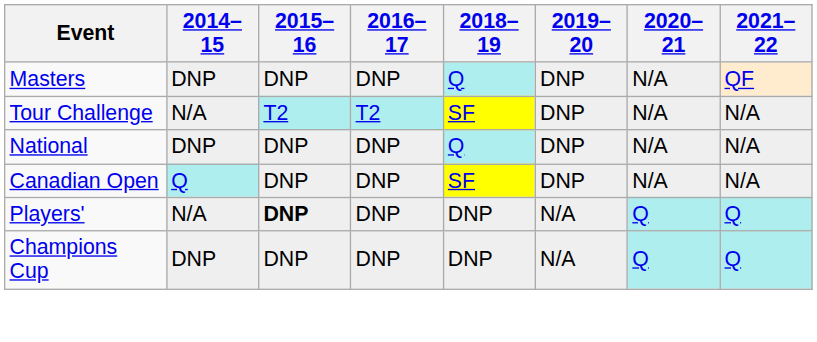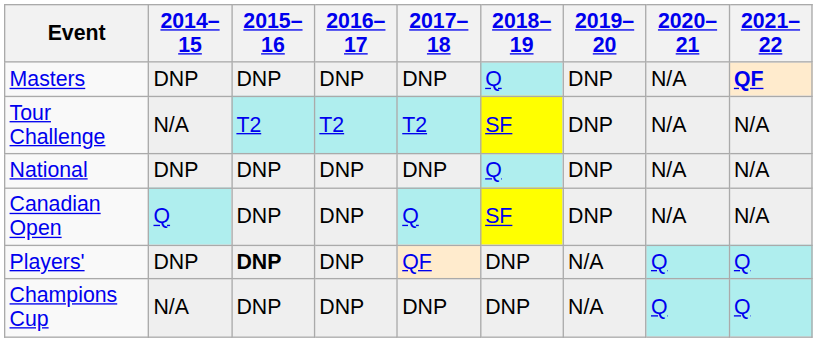+ column: (439, 33)
(739, 79) normal -> (749, 79) bold
(189, 214) N/A -> (176, 261) DNP
(194, 259) DNP -> (171, 307) N/A
